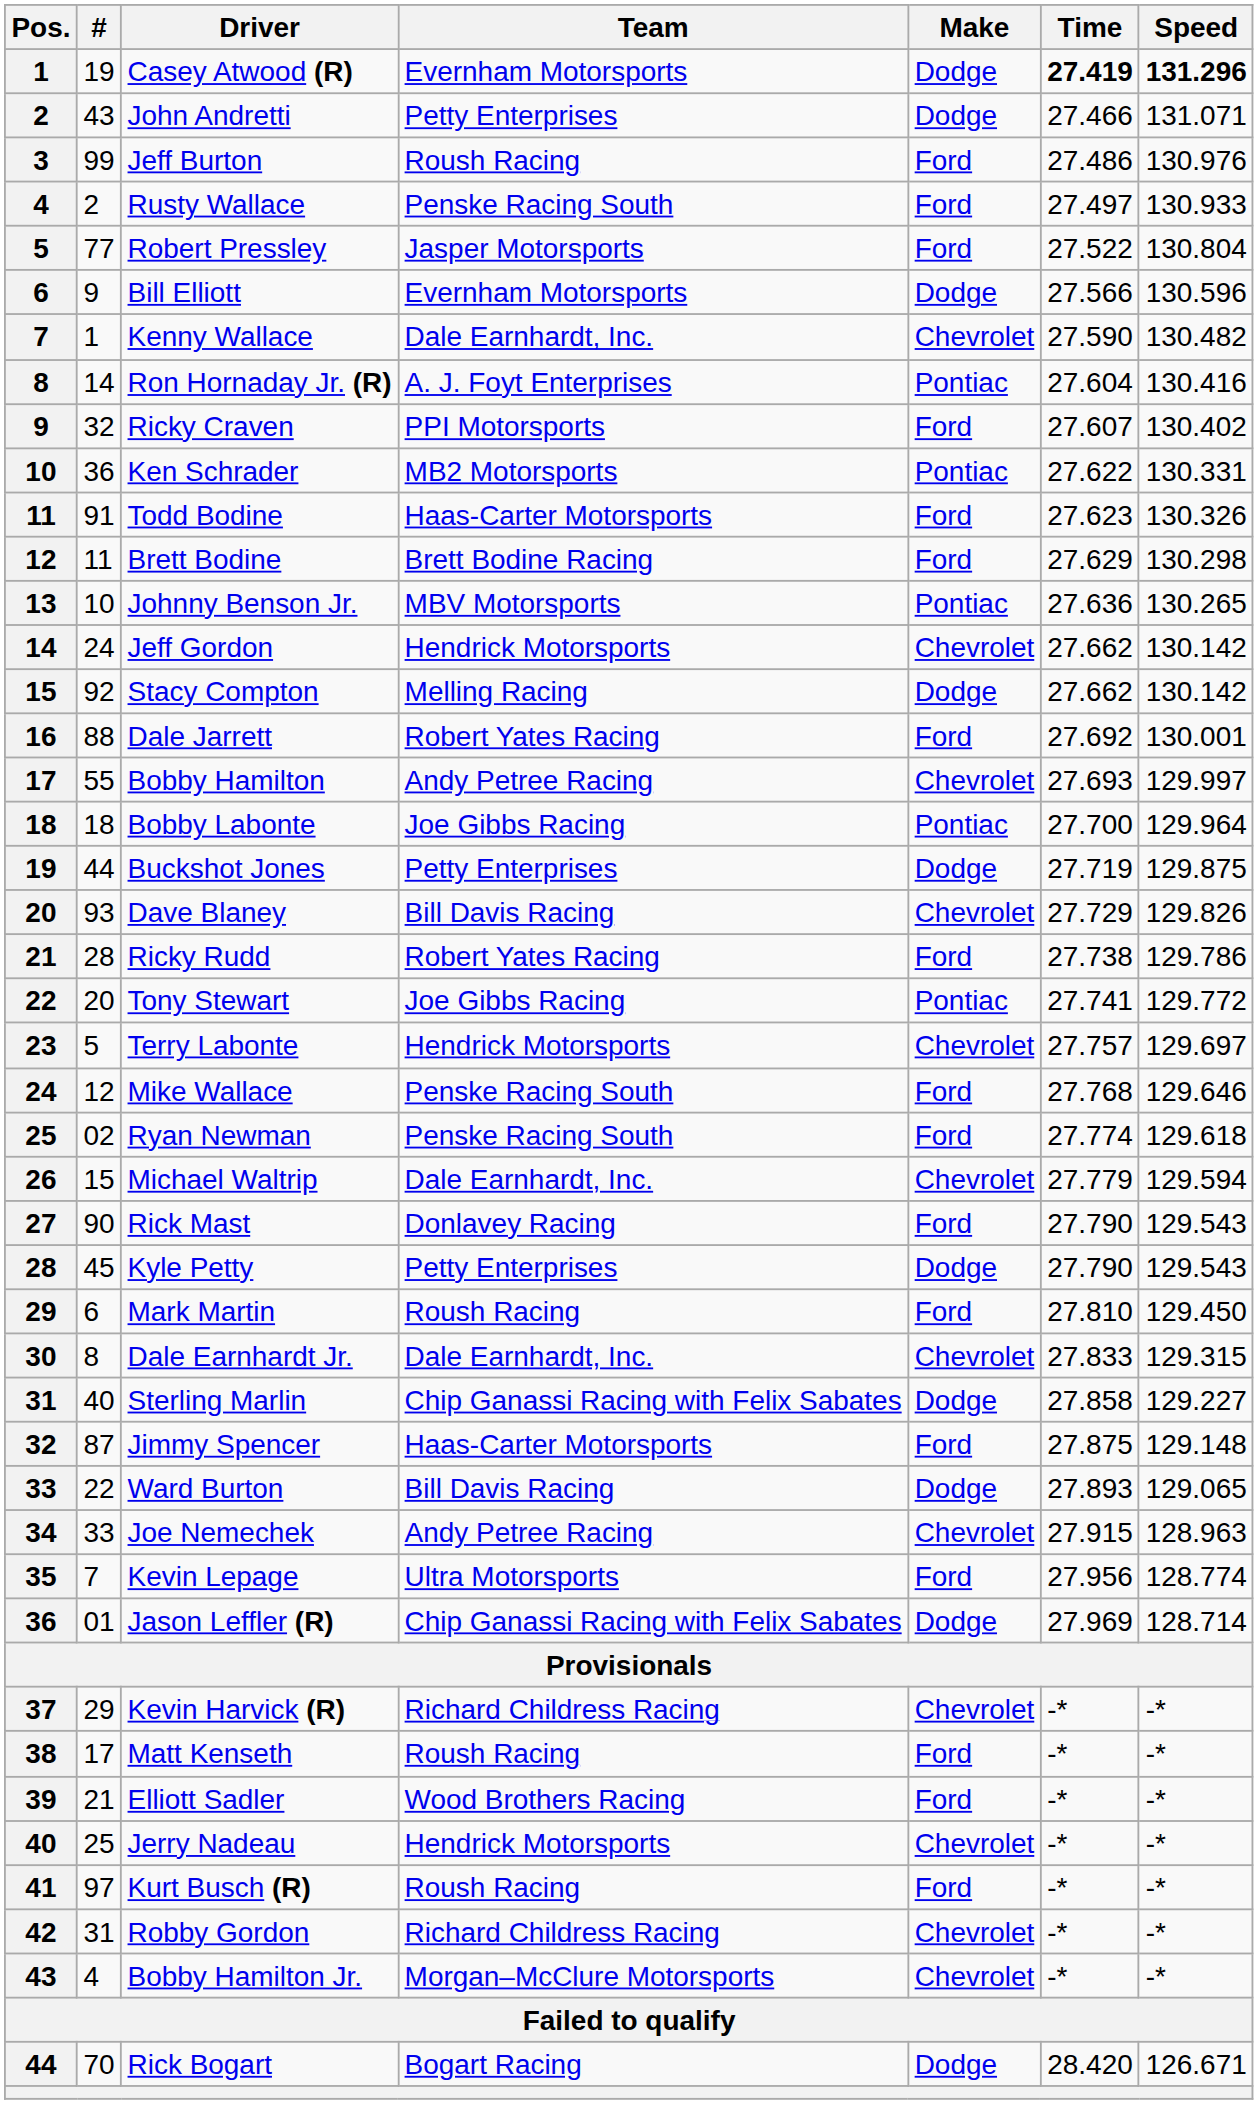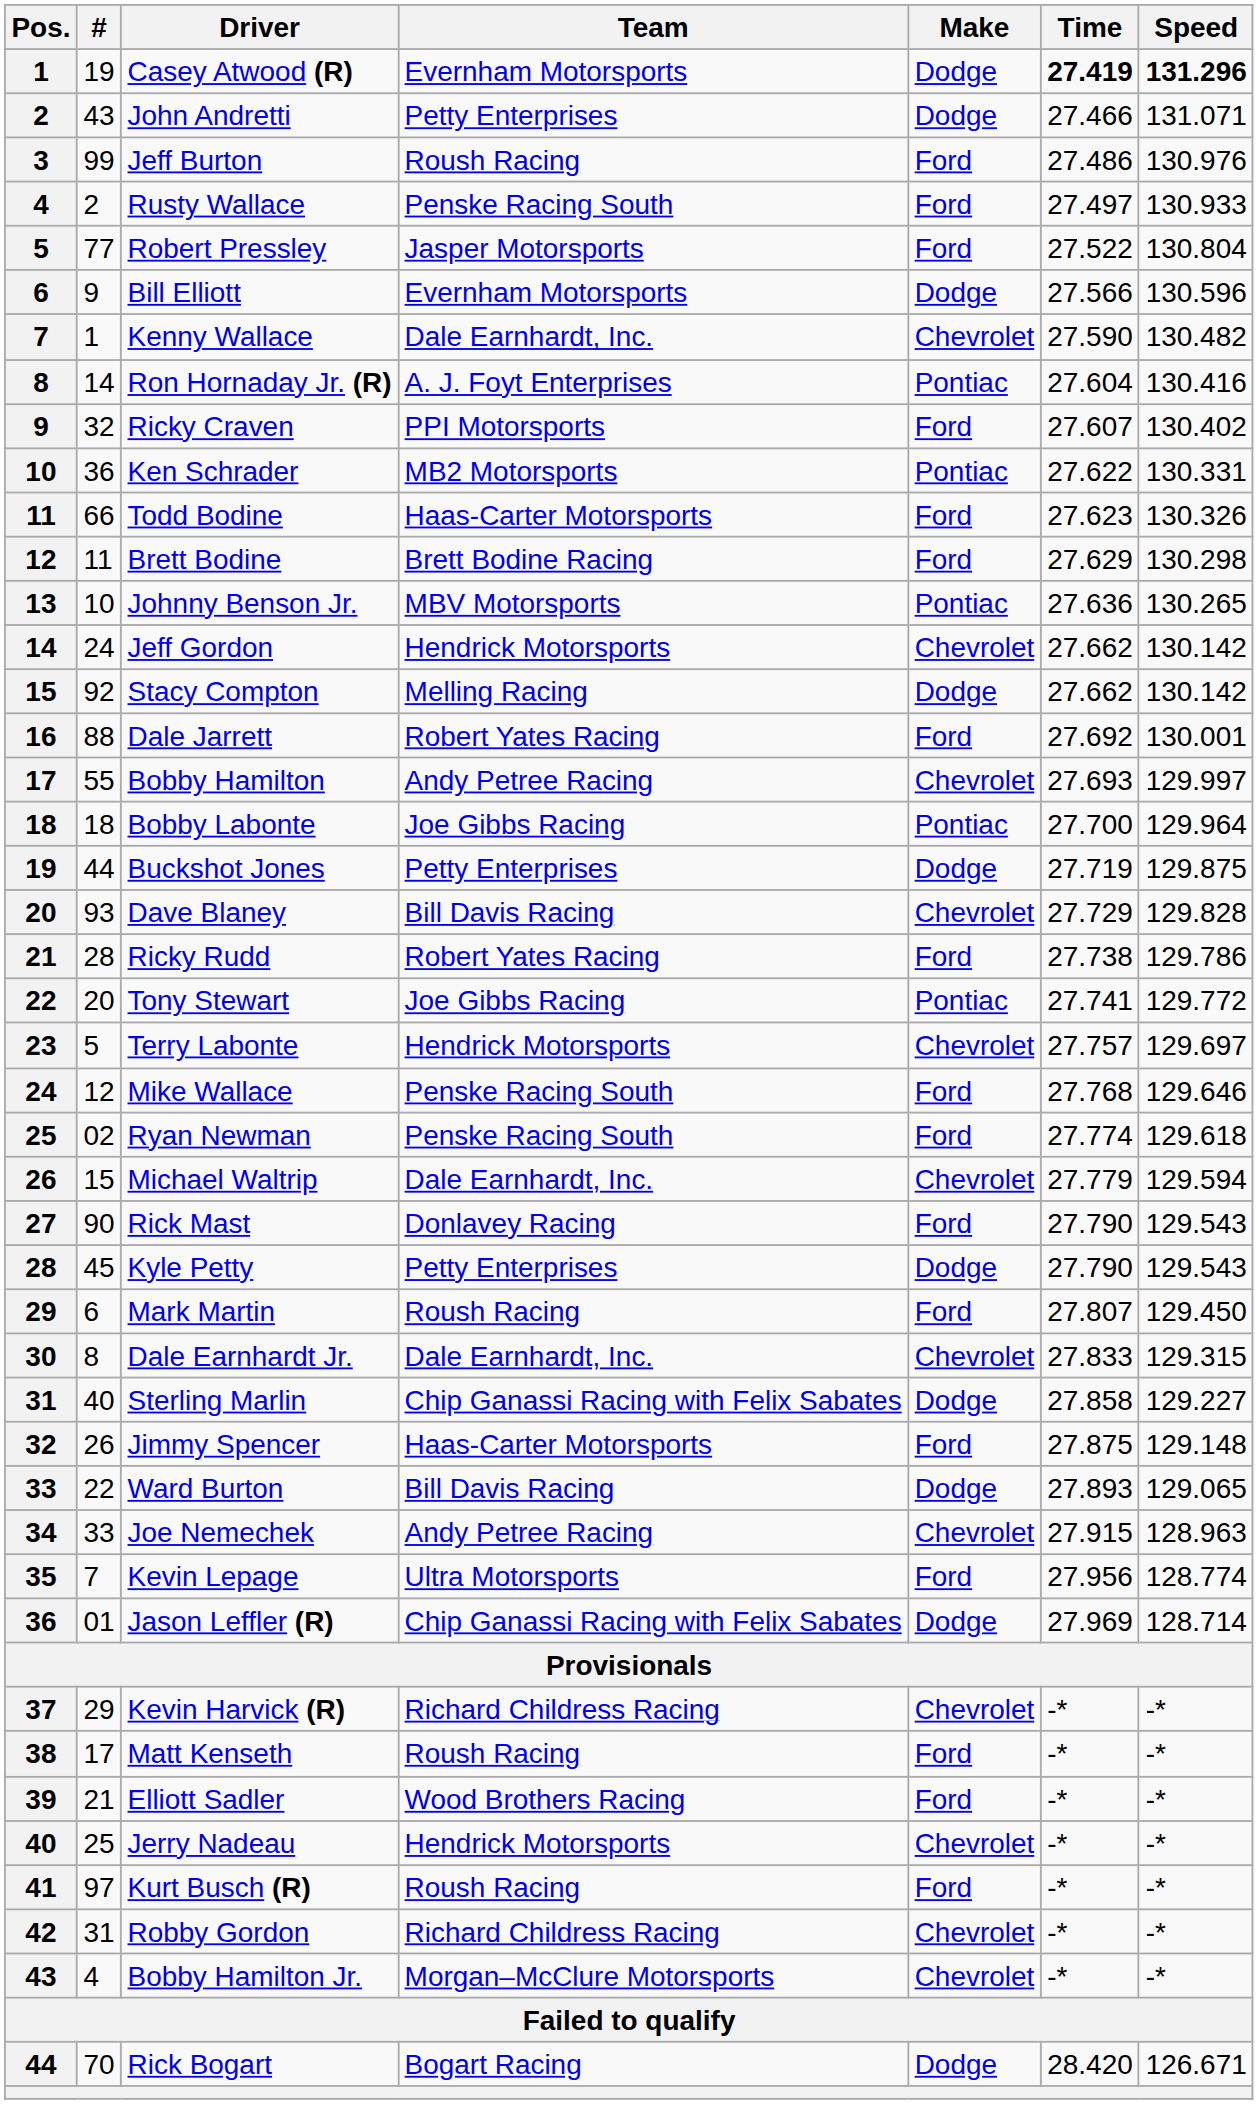(99, 514) 91 -> (99, 514) 66
(1196, 913) 129.826 -> (1196, 913) 129.828
(1090, 1311) 27.810 -> (1090, 1311) 27.807
(99, 1444) 87 -> (99, 1444) 26
